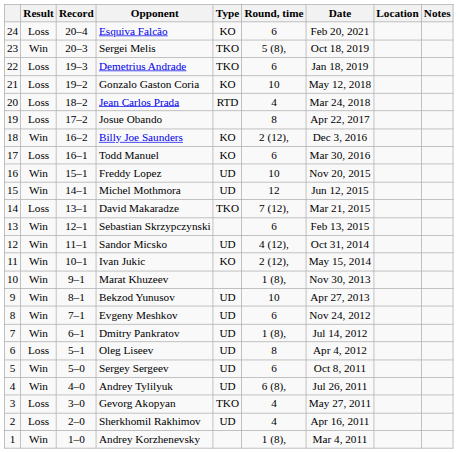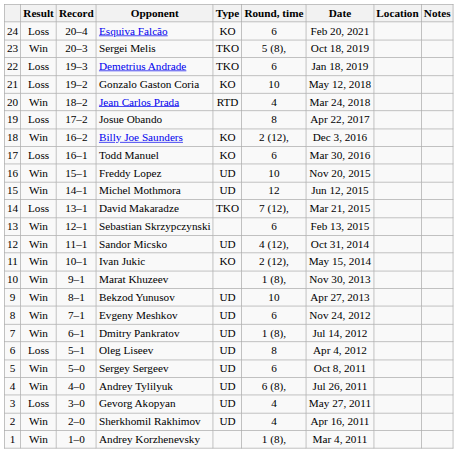(39, 102) Loss -> (39, 102) Win
(228, 404) TKO -> (228, 404) UD
(39, 421) Loss -> (39, 421) Win
